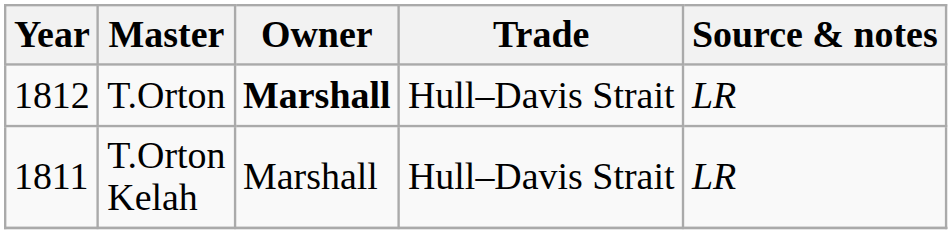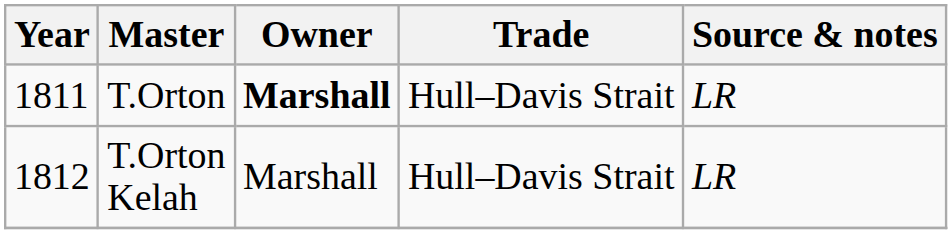(52, 94) 1812 -> (51, 94) 1811
(51, 176) 1811 -> (52, 176) 1812
